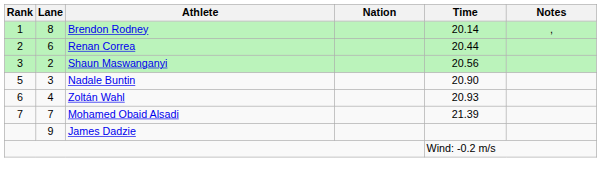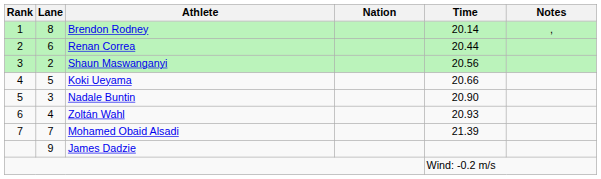+ row: (100, 81)
